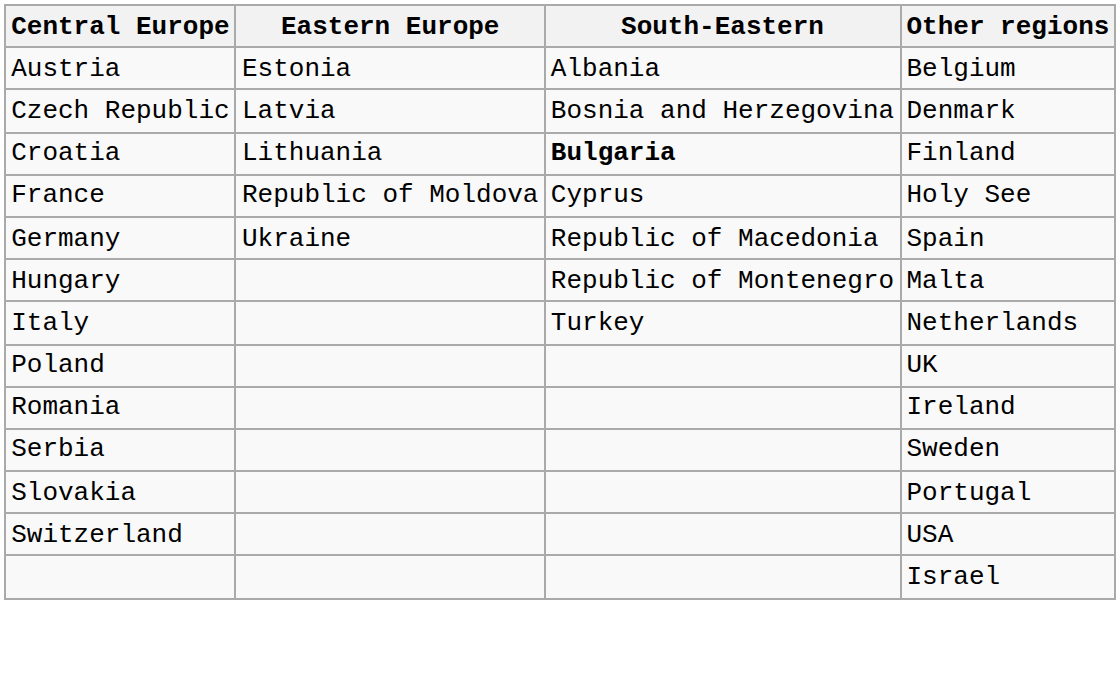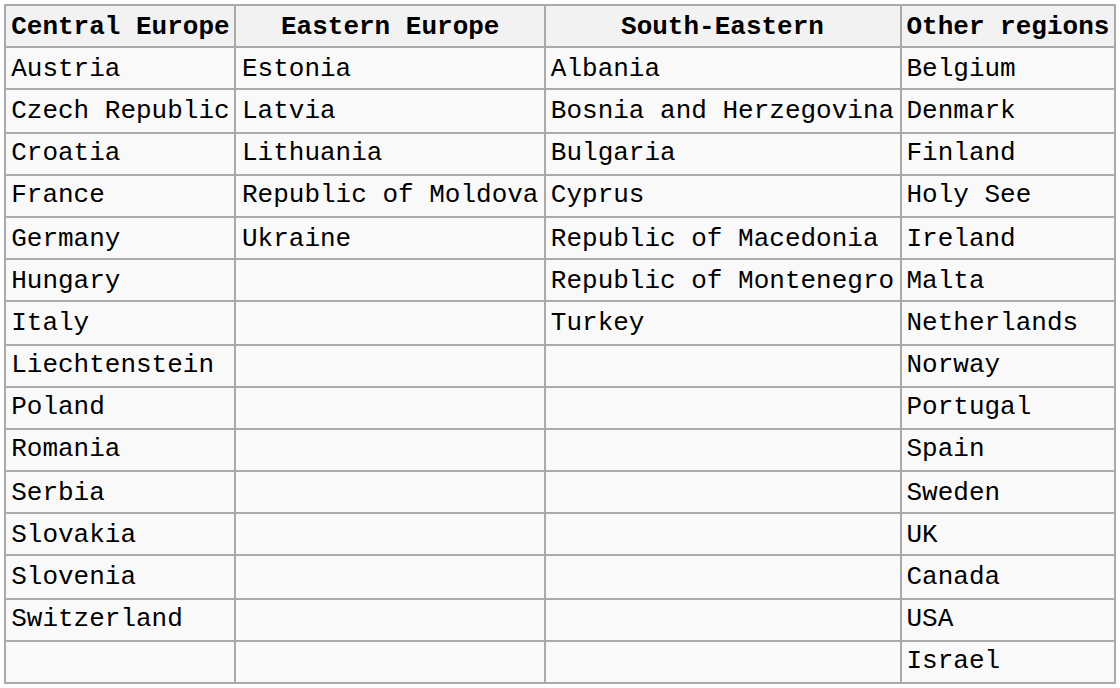(613, 153) bold -> (613, 153) normal
(946, 238) Spain -> (961, 238) Ireland
+ row: (113, 365)
(922, 365) UK -> (969, 408) Portugal
(961, 408) Ireland -> (946, 450) Spain
(969, 492) Portugal -> (922, 535) UK
+ row: (74, 577)
